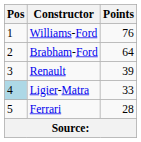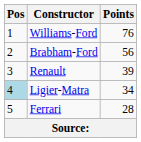(128, 52) 64 -> (128, 52) 56
(128, 90) 33 -> (128, 90) 34
